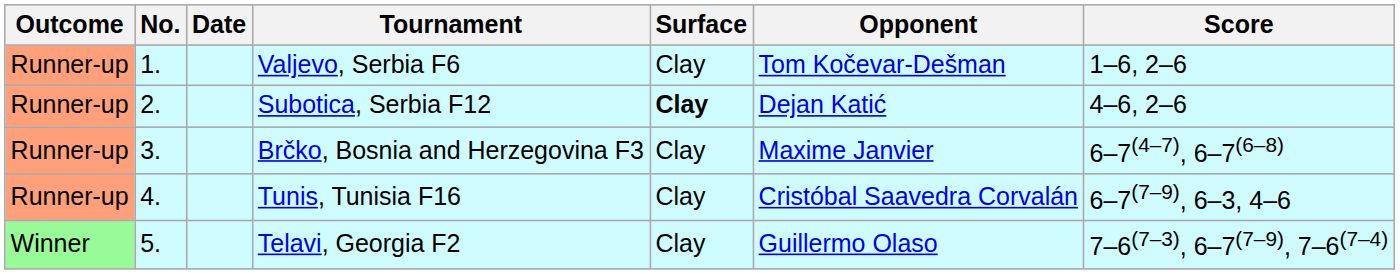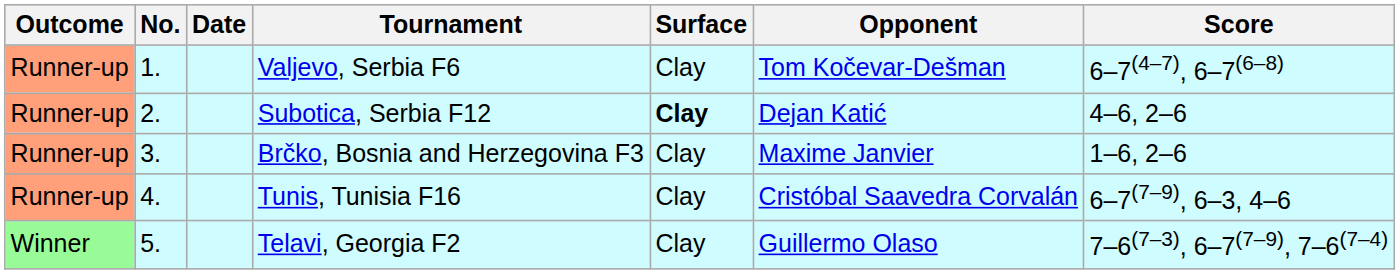(1138, 64) 1–6, 2–6 -> (1187, 68) 6–7(4–7), 6–7(6–8)
(1187, 149) 6–7(4–7), 6–7(6–8) -> (1138, 152) 1–6, 2–6
